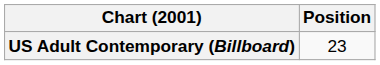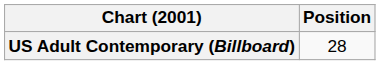(337, 45) 23 -> (337, 45) 28
